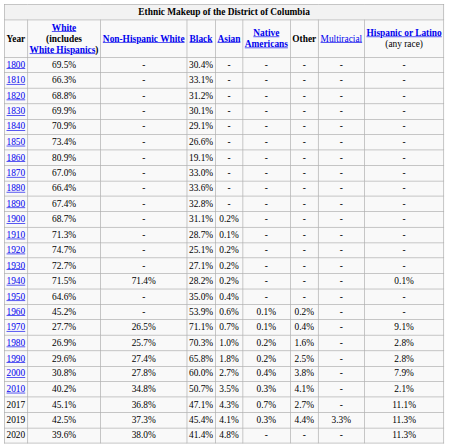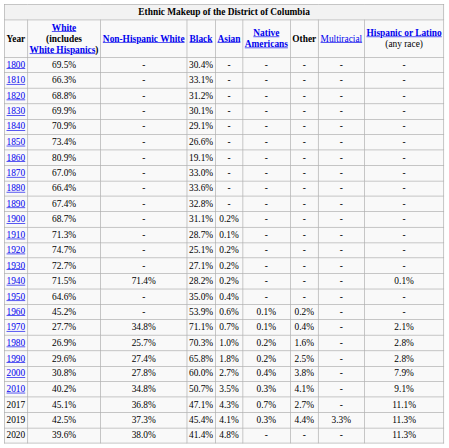(144, 328) 26.5% -> (144, 328) 34.8%
(404, 328) 9.1% -> (404, 328) 2.1%
(404, 389) 2.1% -> (404, 389) 9.1%
